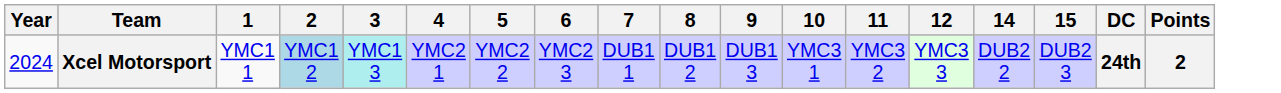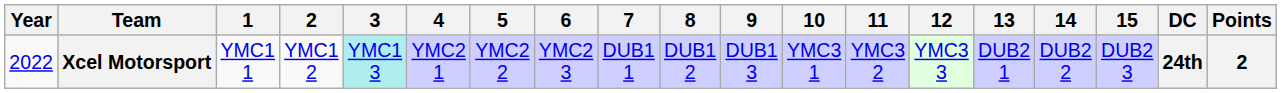+ column: (1004, 20)
(31, 61) 2024 -> (31, 61) 2022
(311, 61) lightblue background -> (311, 61) no background
